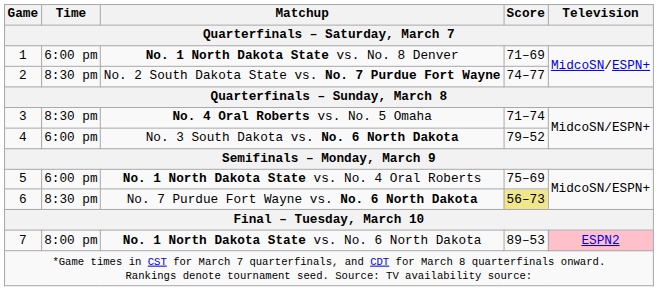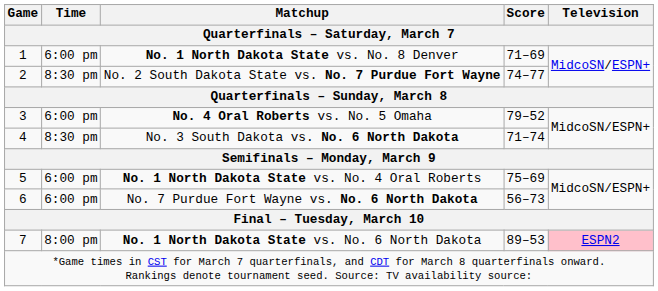(71, 118) 8:30 pm -> (71, 118) 6:00 pm
(526, 118) 71–74 -> (526, 118) 79–52
(71, 138) 6:00 pm -> (71, 138) 8:30 pm
(526, 138) 79–52 -> (526, 138) 71–74
(71, 200) 8:30 pm -> (71, 200) 6:00 pm
(526, 200) khaki background -> (526, 200) no background
